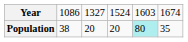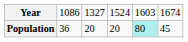(64, 28) 38 -> (64, 28) 36
(165, 28) 35 -> (165, 28) 45
